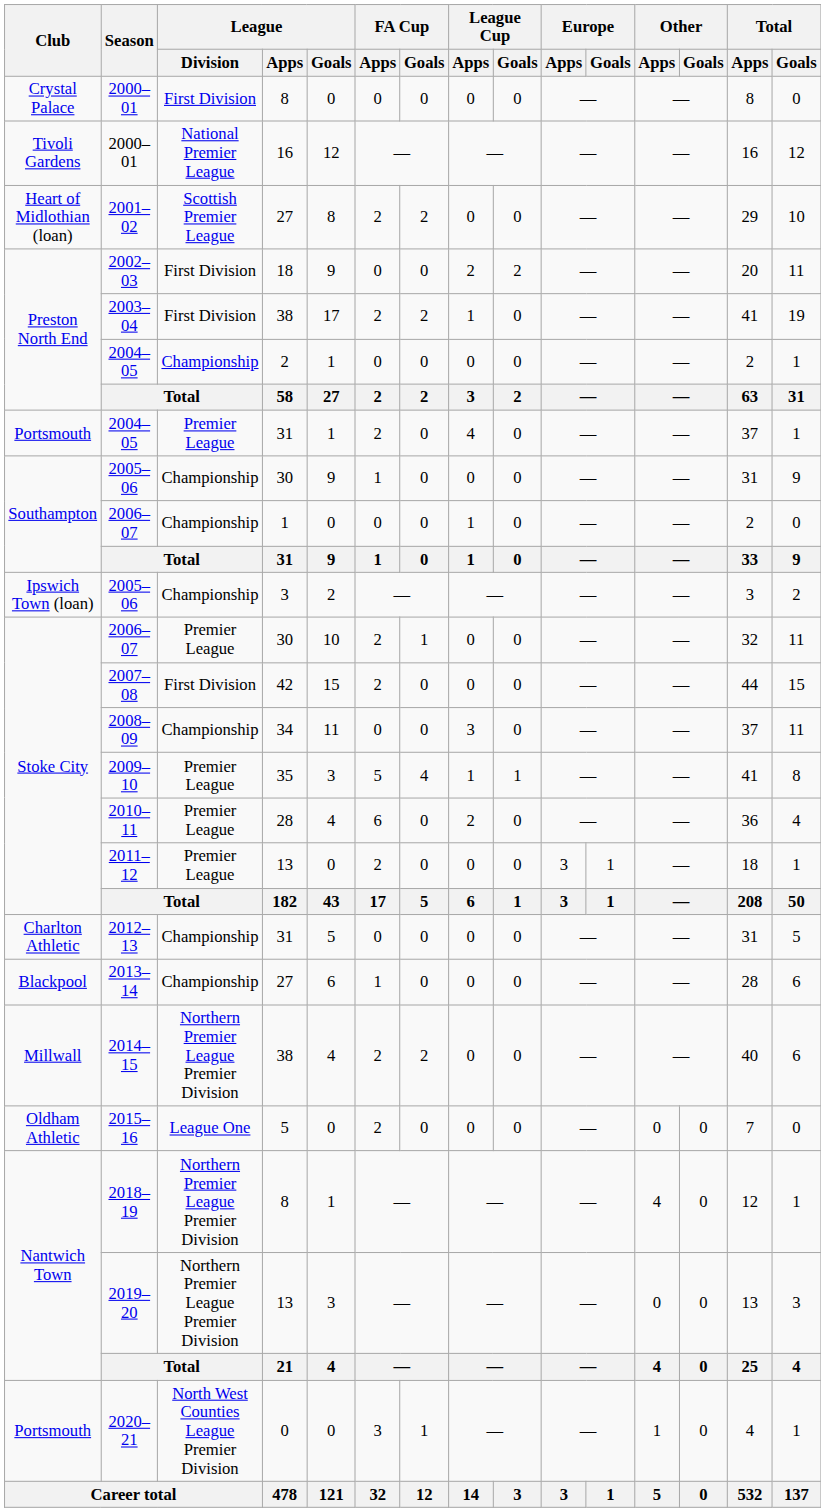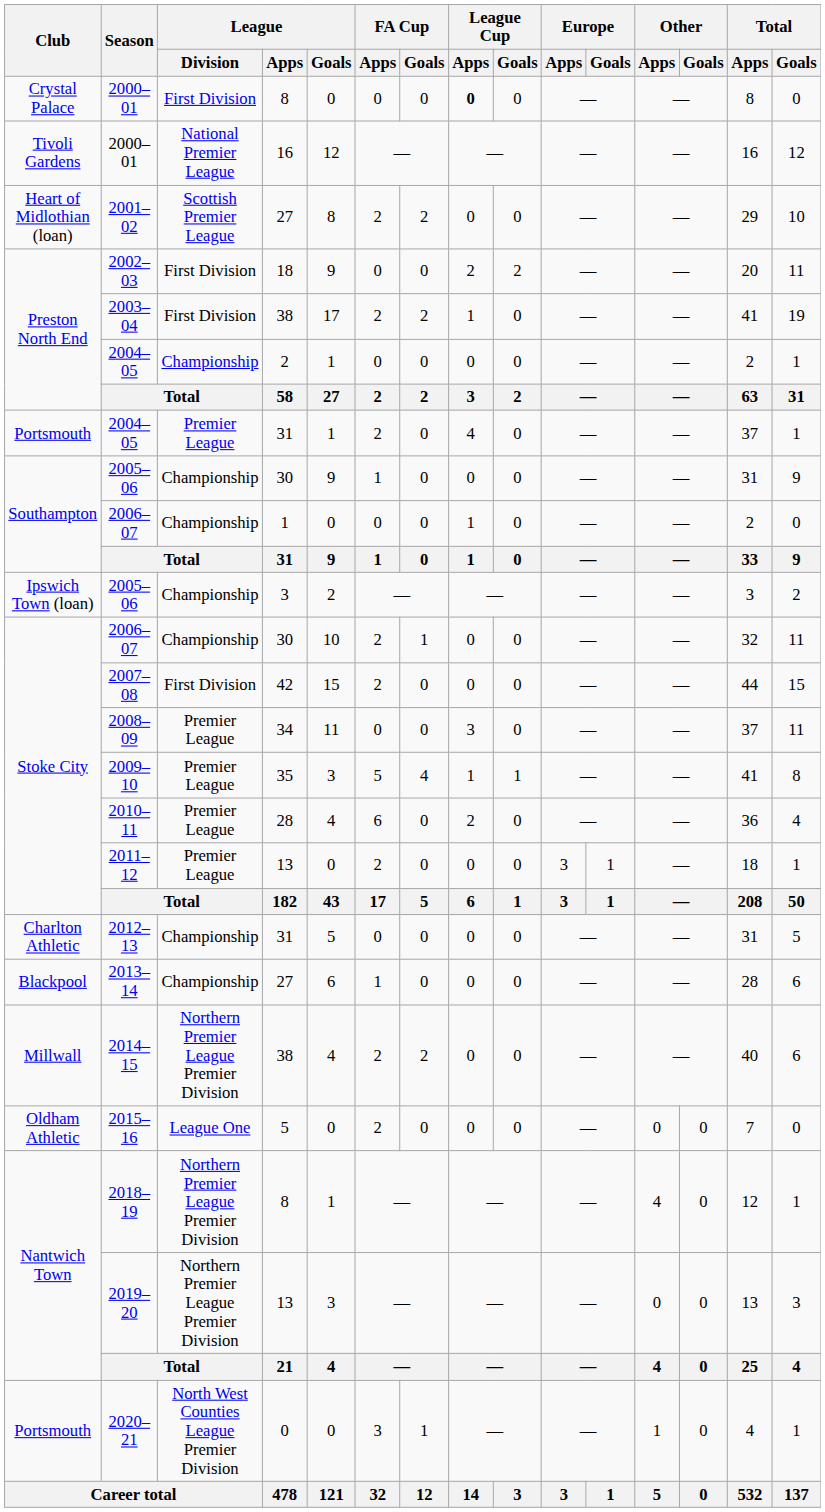(471, 98) normal -> (471, 98) bold
(210, 639) Premier League -> (210, 639) Championship
(210, 730) Championship -> (210, 730) Premier League
